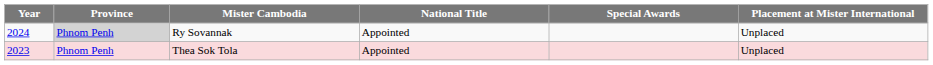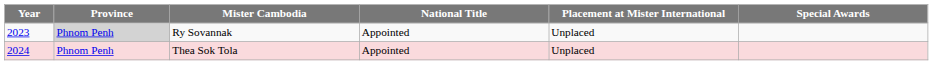columns swapped: (833, 13) <-> (643, 13)
(18, 32) 2024 -> (18, 32) 2023
(18, 51) 2023 -> (18, 51) 2024
